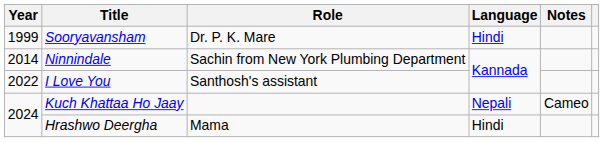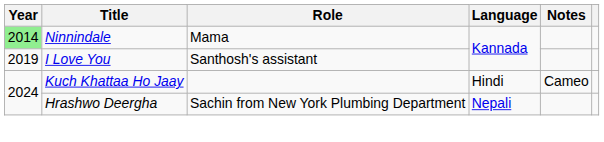- row: (95, 37)
(23, 59) no background -> (23, 37) lightgreen background
(328, 59) Sachin from New York Plumbing Department -> (209, 37) Mama
(23, 81) 2022 -> (23, 59) 2019
(492, 103) Nepali -> (488, 81) Hindi
(209, 125) Mama -> (328, 103) Sachin from New York Plumbing Department
(488, 125) Hindi -> (492, 103) Nepali
